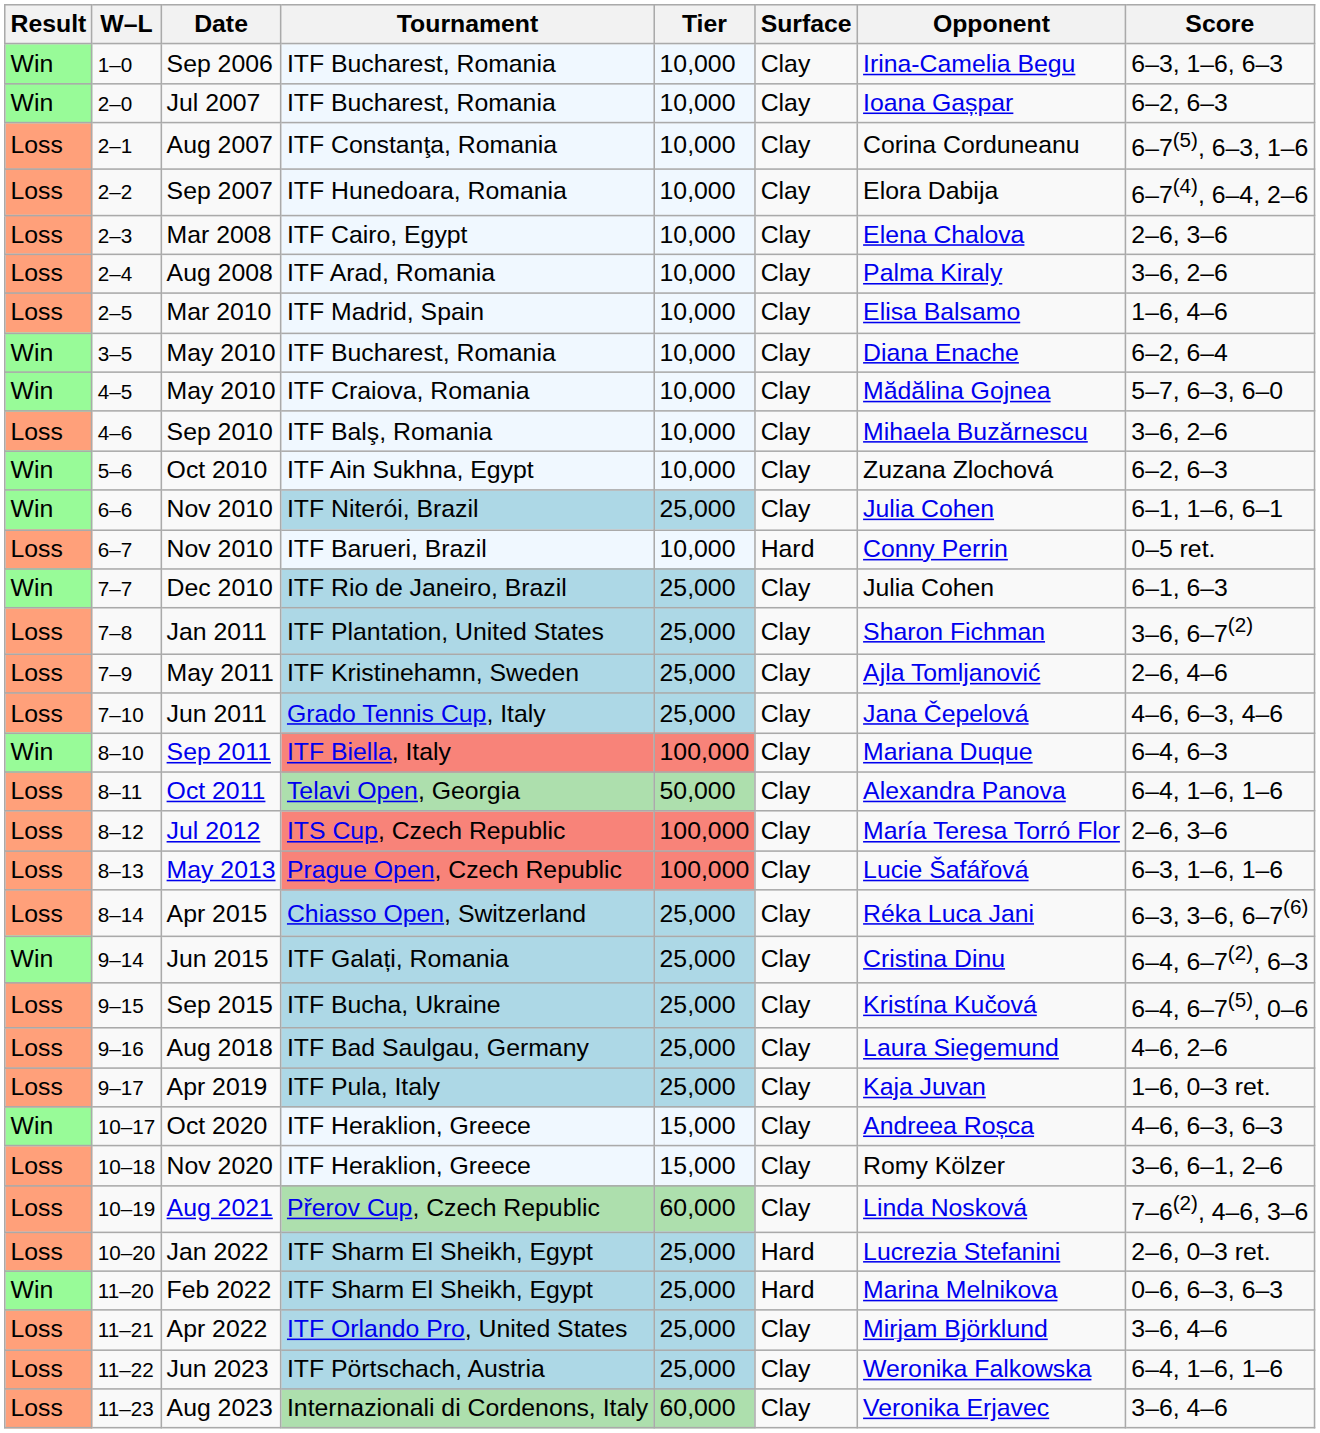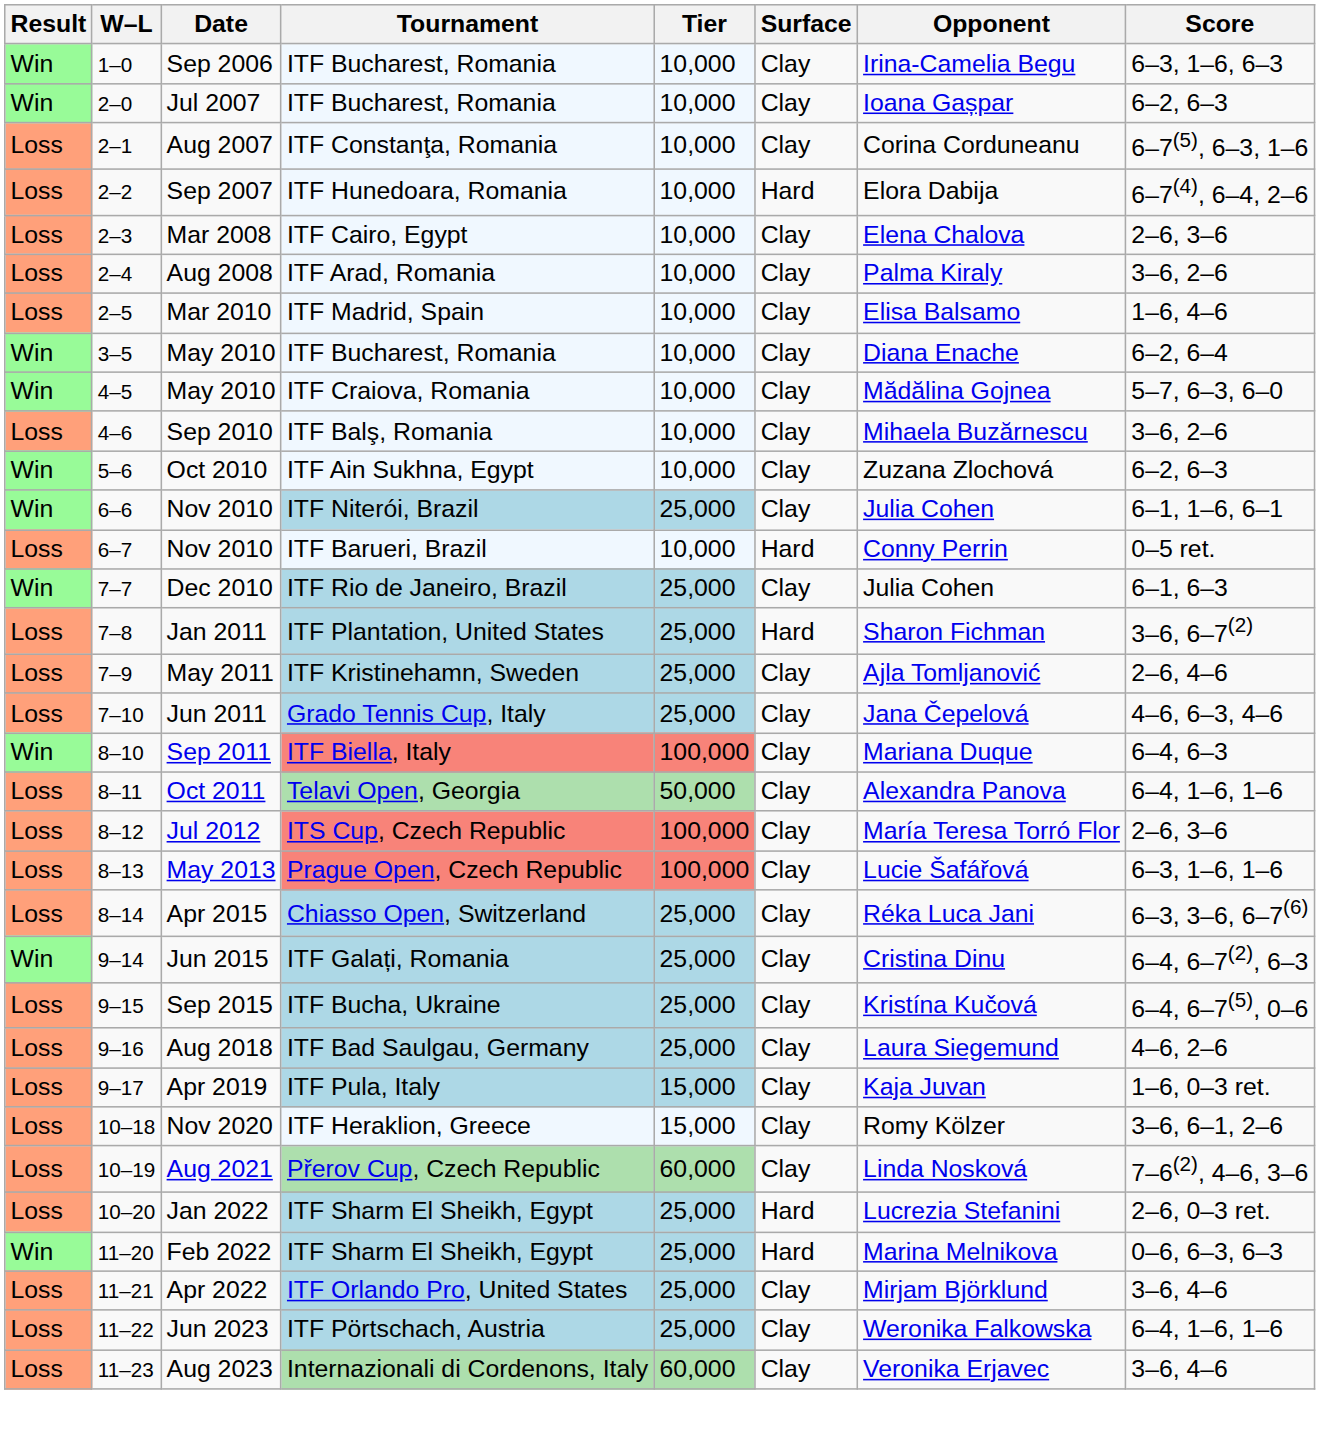(785, 191) Clay -> (788, 191) Hard
(785, 630) Clay -> (788, 630) Hard
(698, 1087) 25,000 -> (698, 1087) 15,000
- row: (126, 1127)
